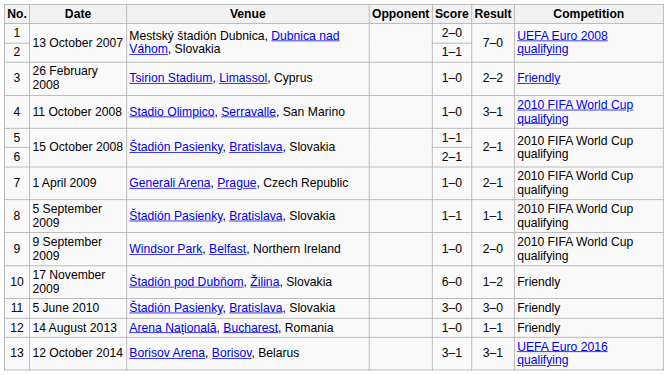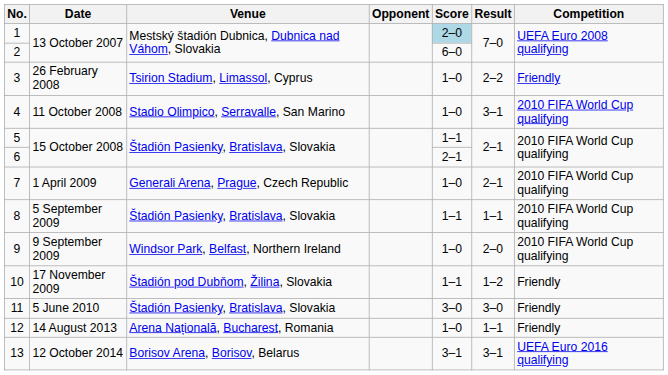(452, 33) no background -> (452, 33) lightblue background
(452, 52) 1–1 -> (452, 52) 6–0
(452, 282) 6–0 -> (452, 282) 1–1
